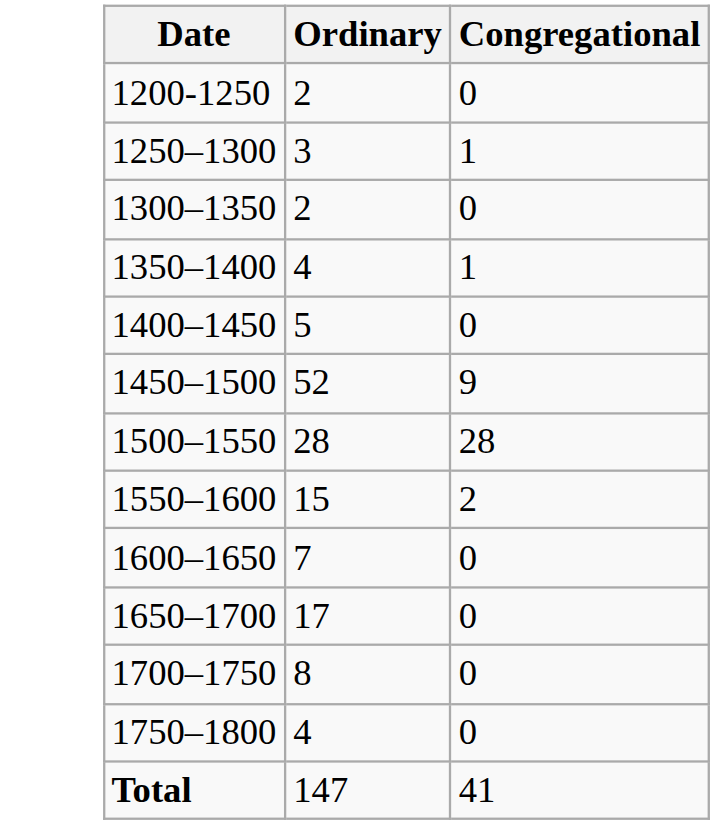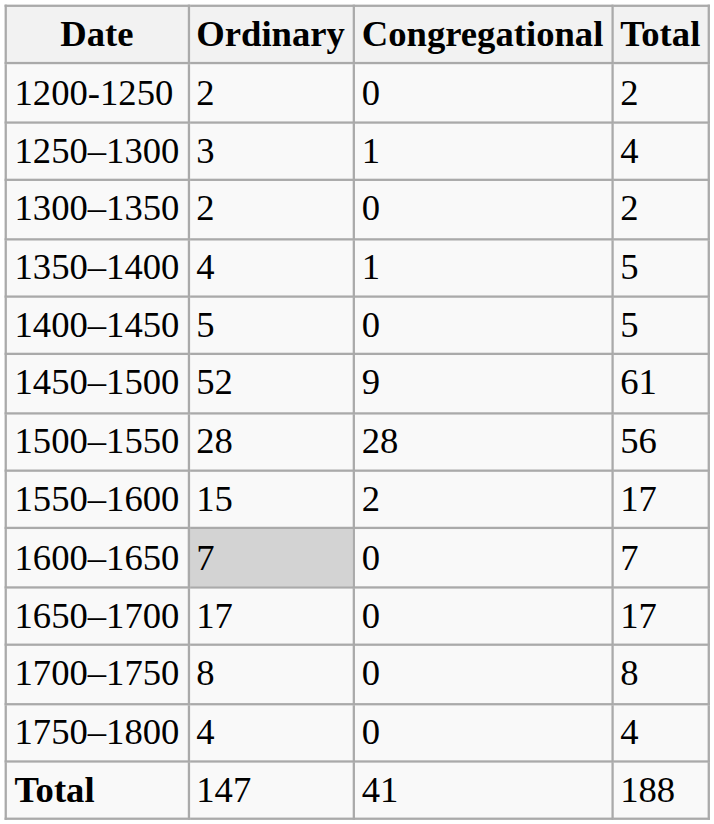+ column: (660, 34)
(302, 557) no background -> (205, 557) lightgrey background
